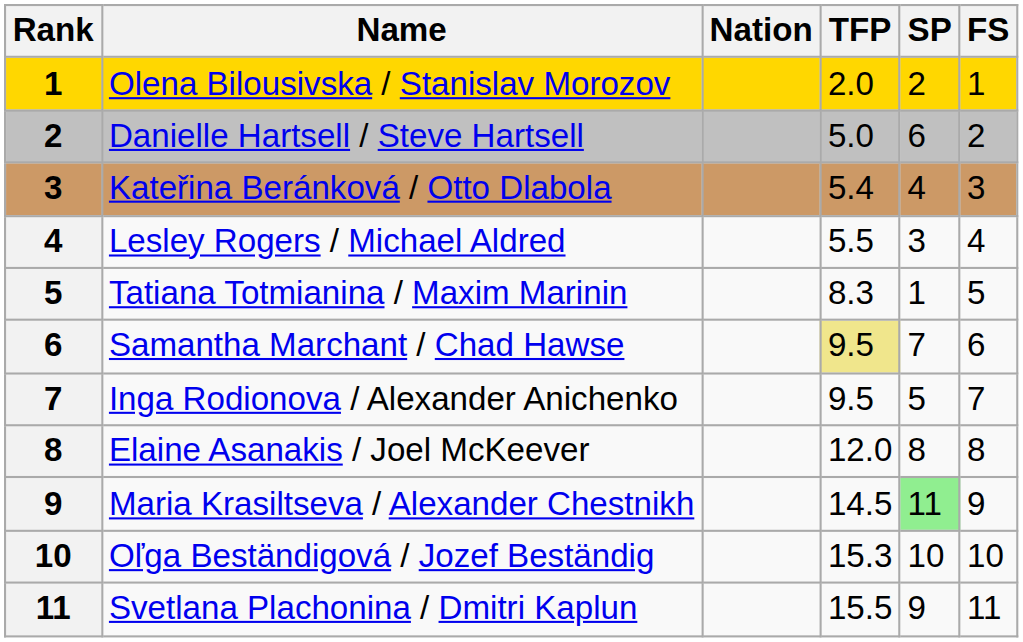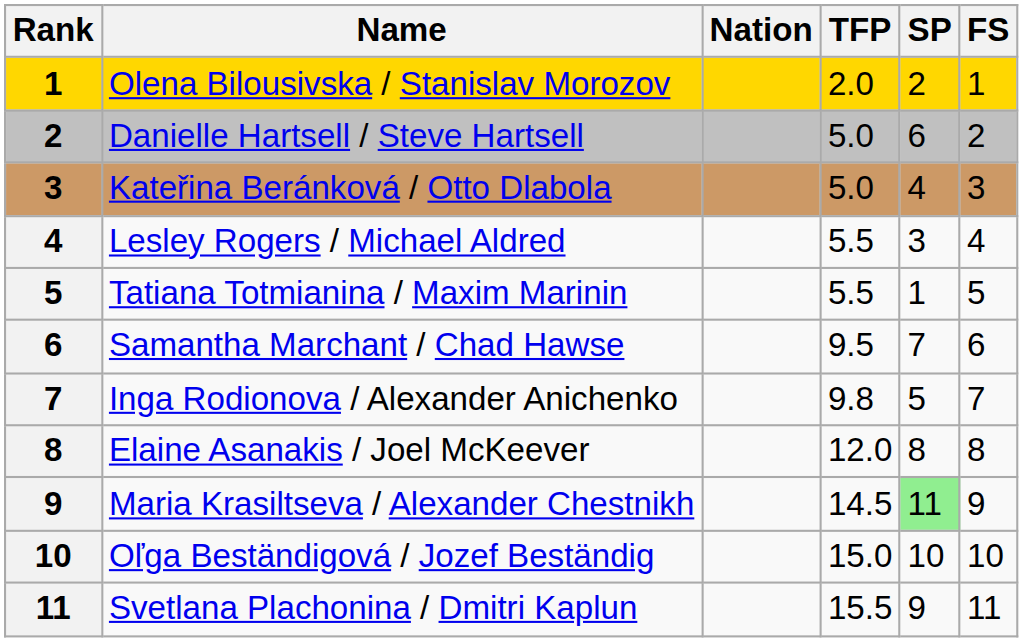(851, 188) 5.4 -> (851, 188) 5.0
(851, 293) 8.3 -> (851, 293) 5.5
(851, 345) khaki background -> (851, 345) no background
(851, 398) 9.5 -> (851, 398) 9.8
(860, 556) 15.3 -> (860, 556) 15.0
